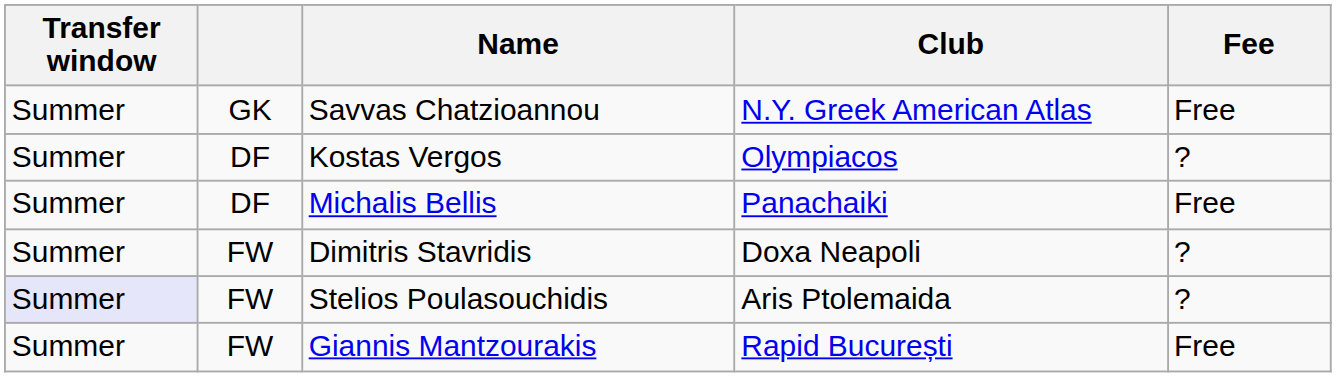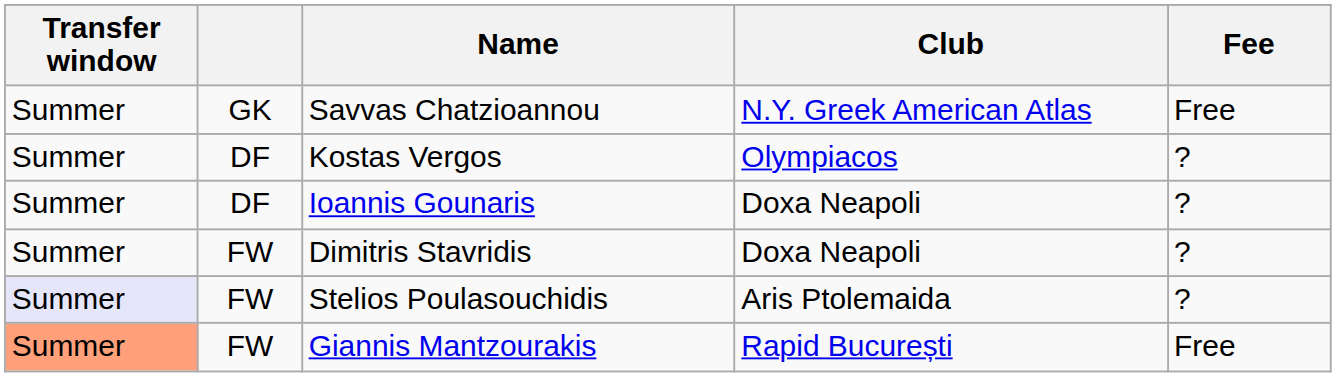- row: (403, 204)
+ row: (422, 204)
(68, 346) no background -> (68, 346) lightsalmon background
